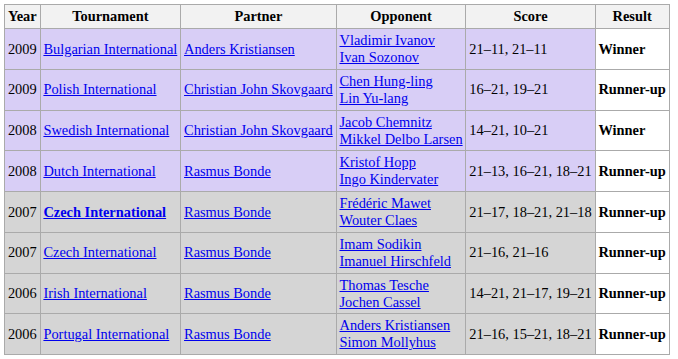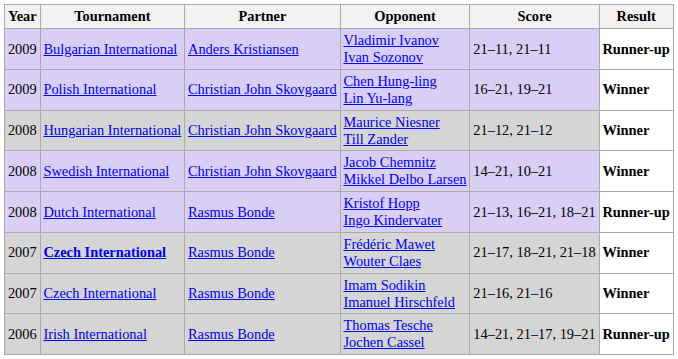(622, 49) Winner -> (636, 49) Runner-up
(632, 89) Runner-up -> (626, 89) Winner
+ row: (392, 130)
(632, 212) Runner-up -> (626, 252) Winner
(632, 252) Runner-up -> (626, 293) Winner
- row: (395, 334)
